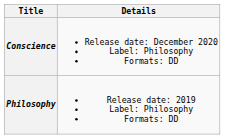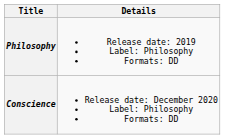rows swapped: (31, 105) <-> (31, 47)
